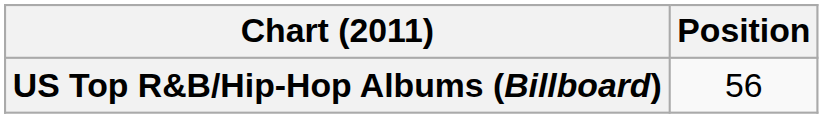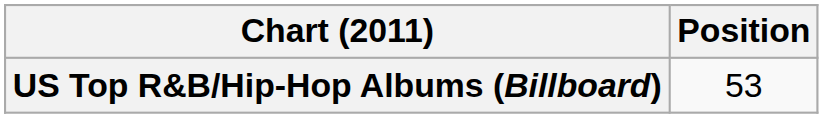(744, 84) 56 -> (744, 84) 53
